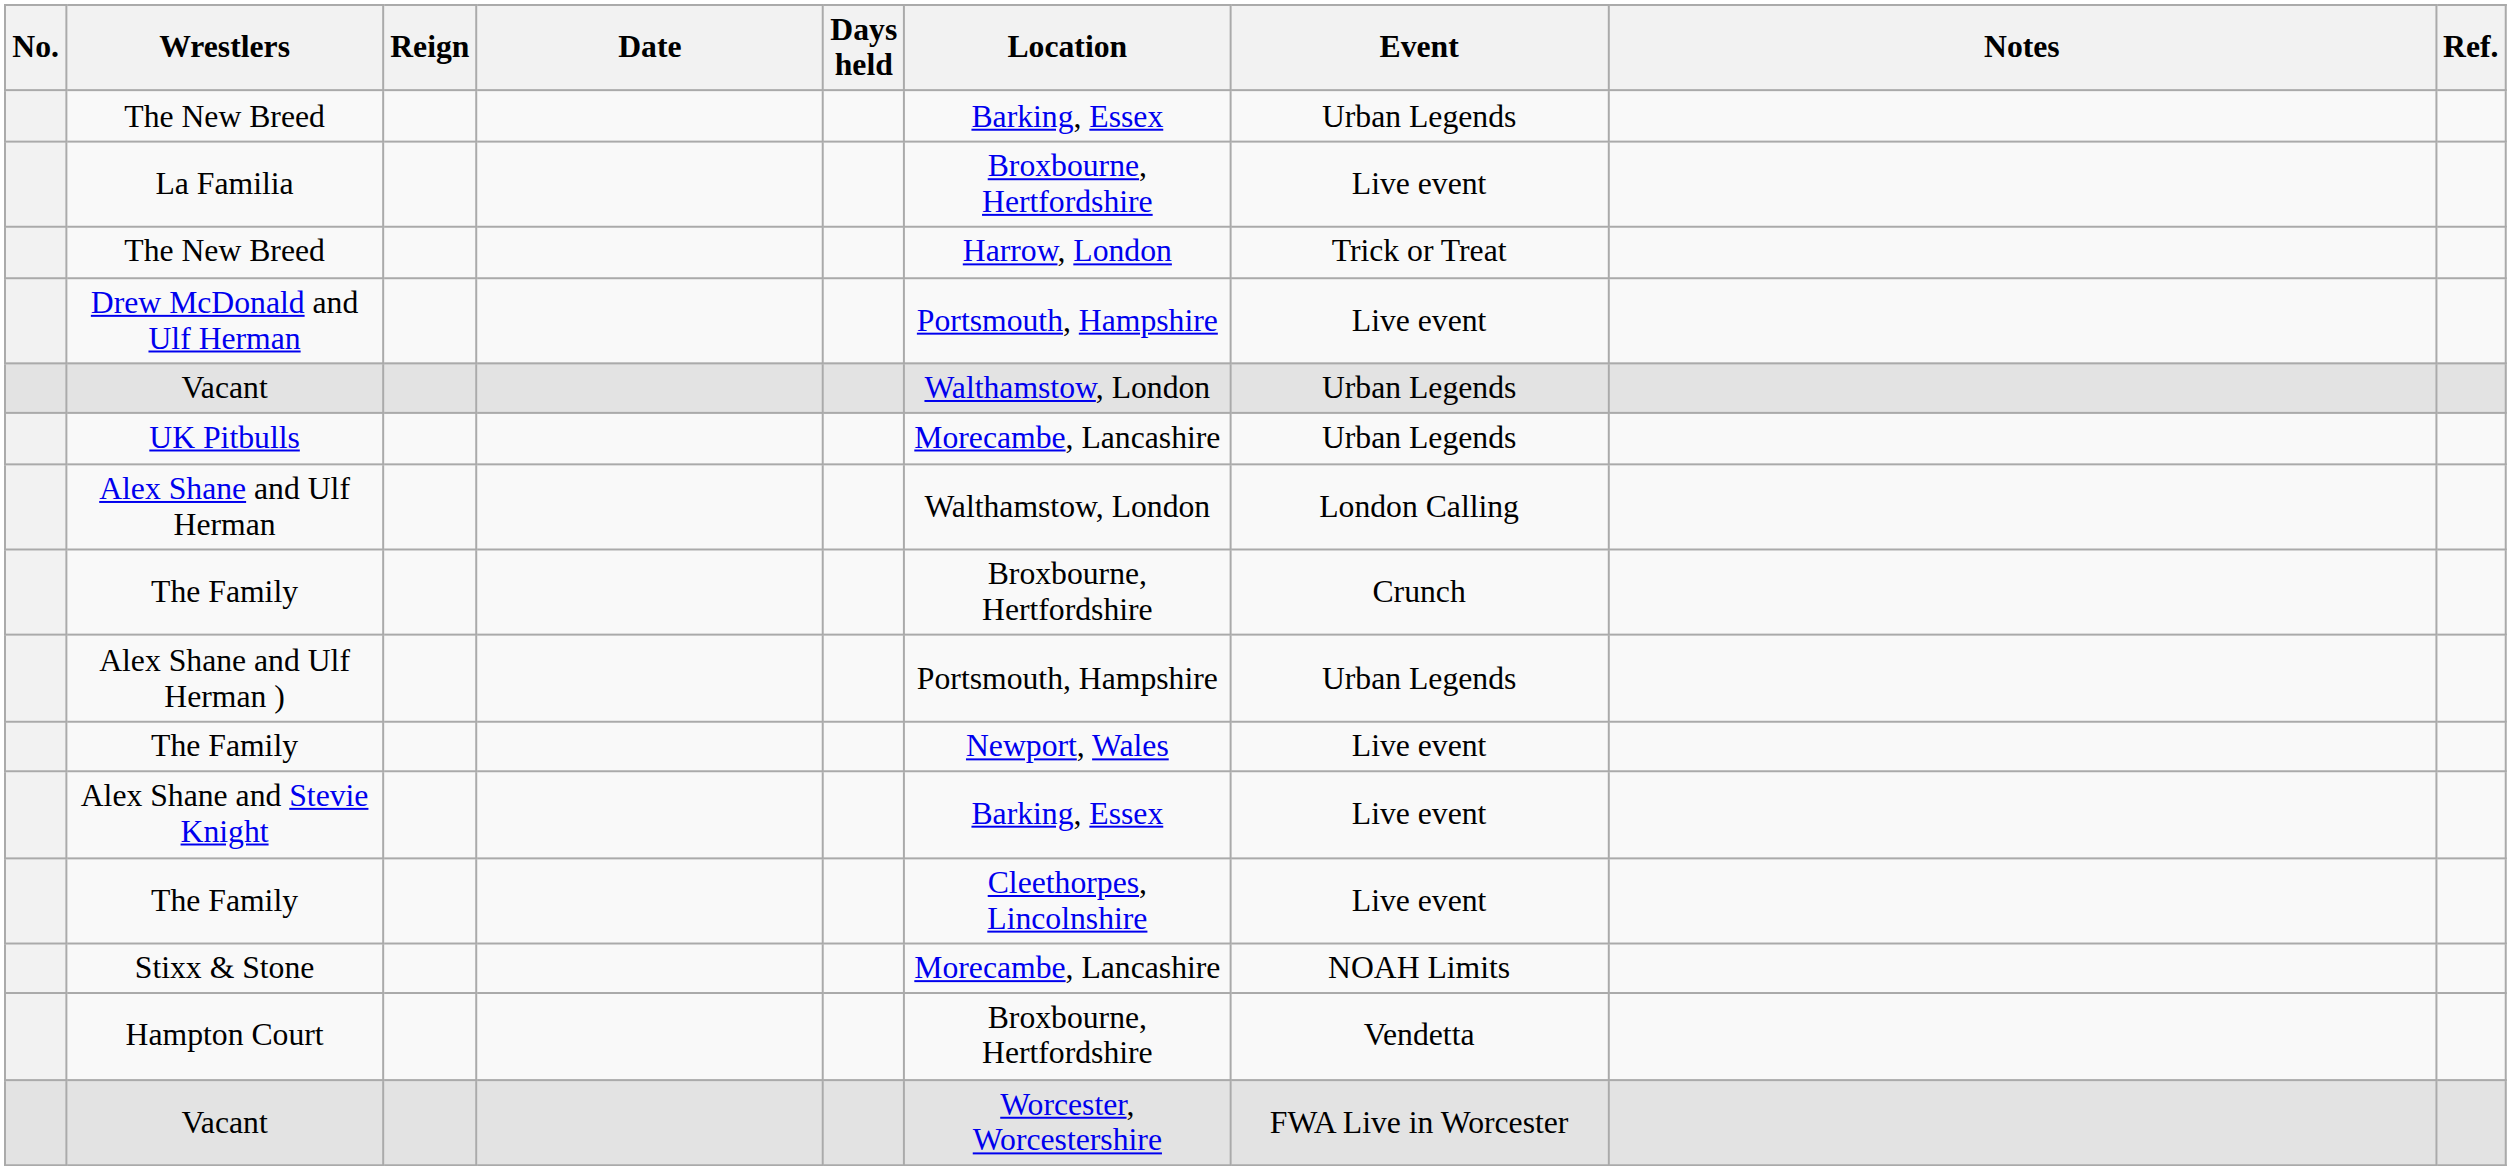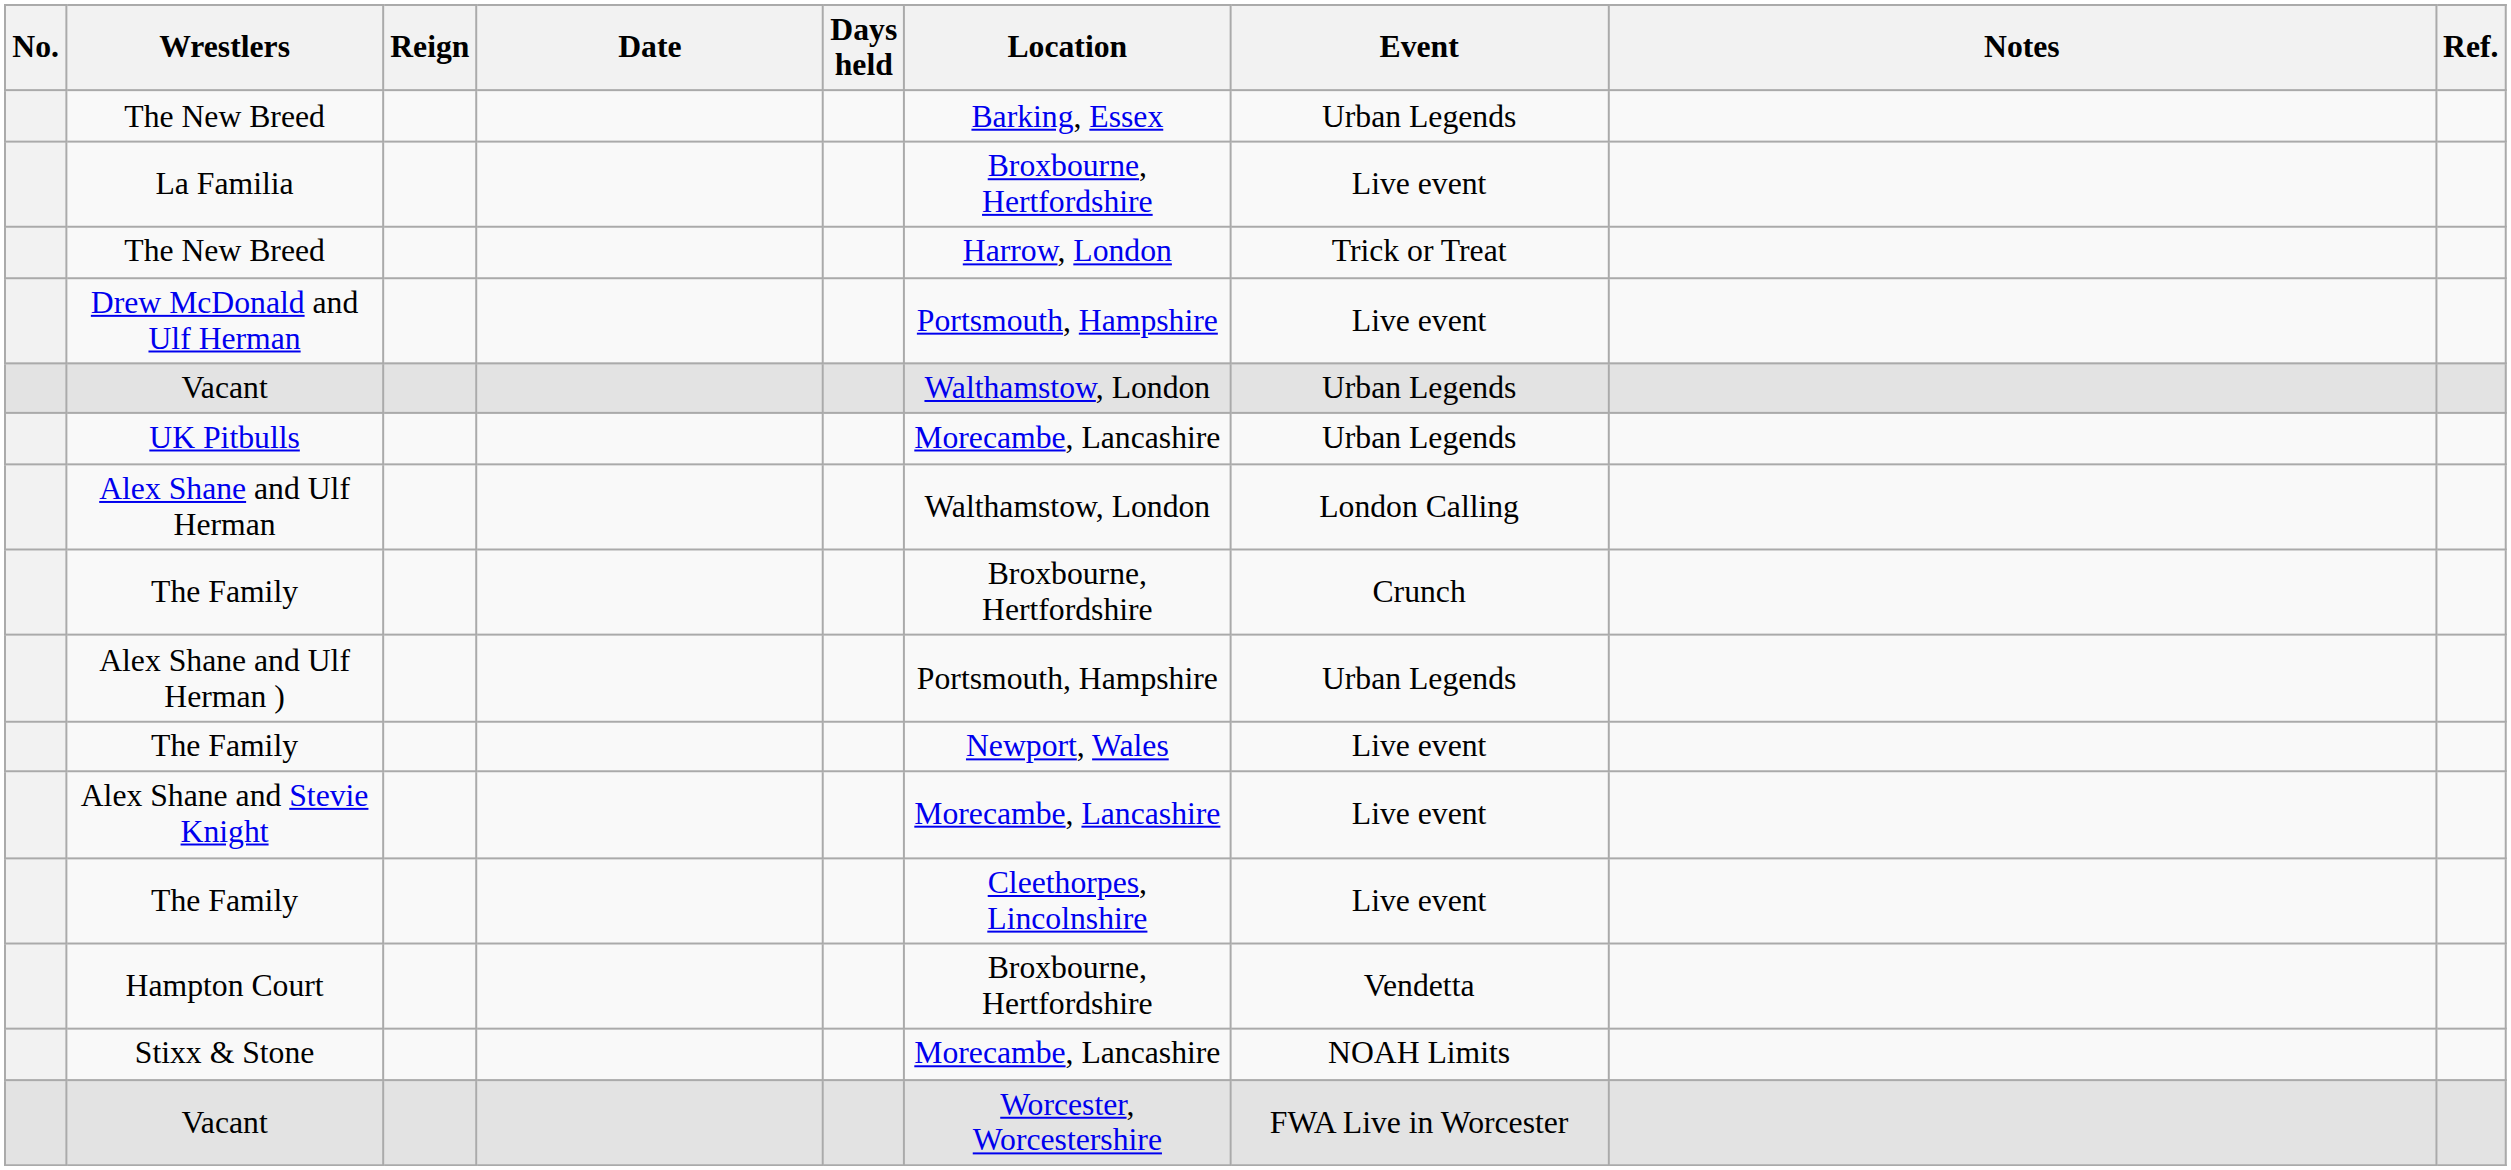(1067, 813) Barking, Essex -> (1067, 813) Morecambe, Lancashire
rows swapped: (36, 1036) <-> (36, 968)
